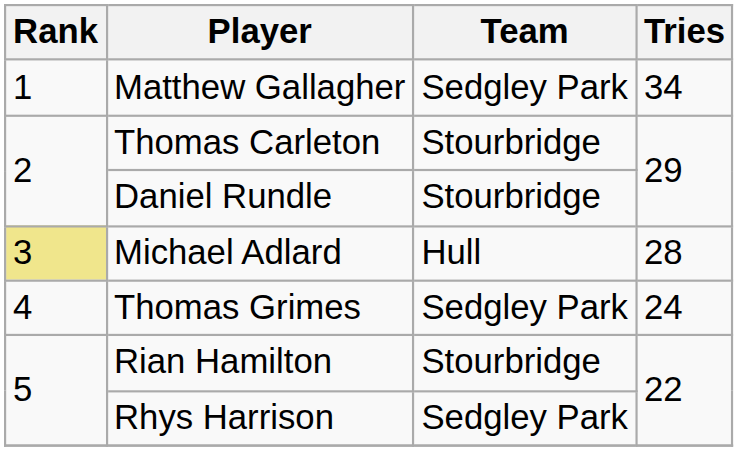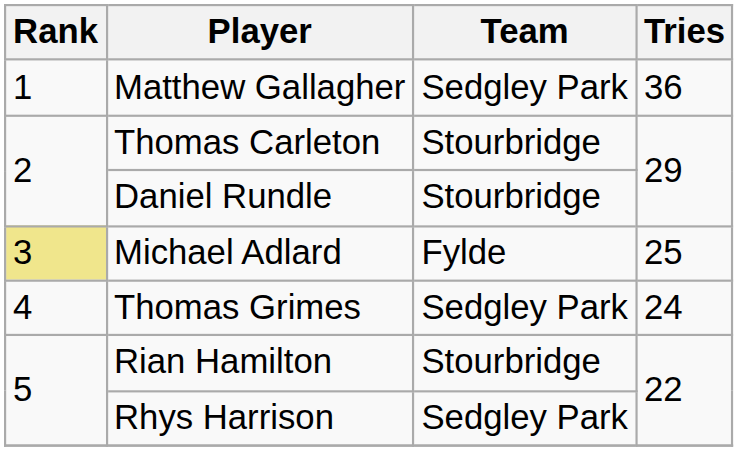(663, 87) 34 -> (663, 87) 36
(451, 252) Hull -> (464, 252) Fylde
(663, 252) 28 -> (663, 252) 25
